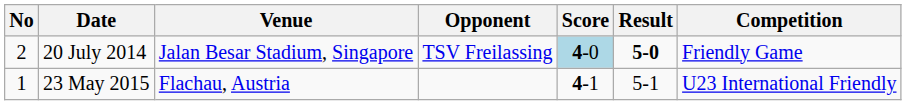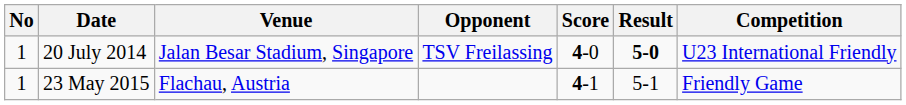(21, 52) 2 -> (21, 52) 1
(586, 52) lightblue background -> (586, 52) no background
(742, 52) Friendly Game -> (789, 52) U23 International Friendly
(789, 83) U23 International Friendly -> (742, 83) Friendly Game
